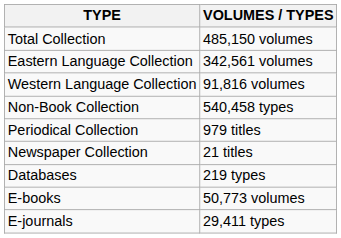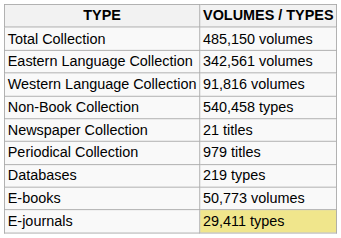rows swapped: (73, 130) <-> (78, 152)
(244, 221) no background -> (244, 221) khaki background
